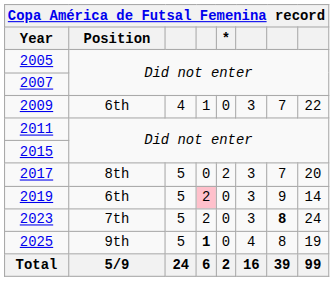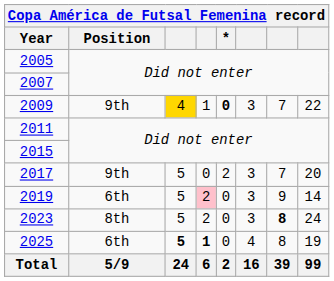(117, 107) 6th -> (117, 107) 9th
(181, 107) no background -> (181, 107) gold background
(226, 107) normal -> (226, 107) bold
(117, 175) 8th -> (117, 175) 9th
(117, 220) 7th -> (117, 220) 8th
(117, 243) 9th -> (117, 243) 6th
(181, 243) normal -> (181, 243) bold
